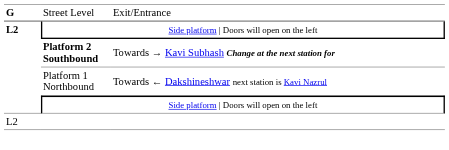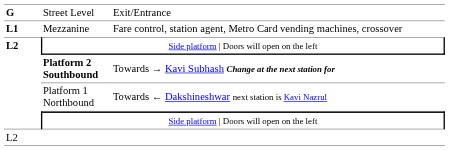+ row: (66, 29)
